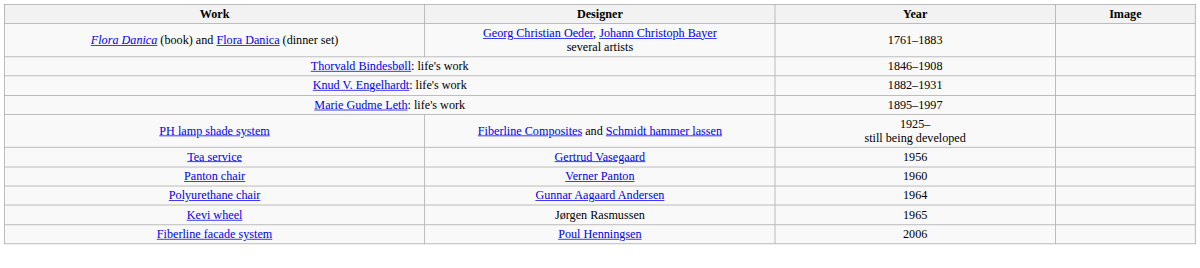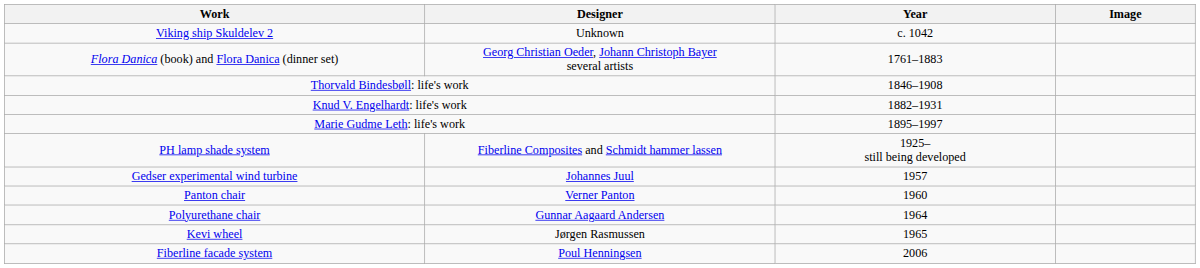+ row: (215, 33)
- row: (215, 157)
+ row: (215, 176)
